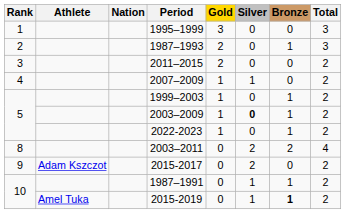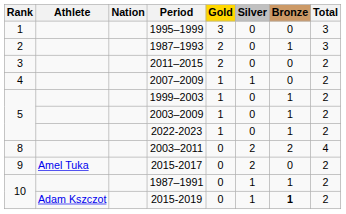(252, 115) bold -> (252, 115) normal
(72, 166) Adam Kszczot -> (63, 166) Amel Tuka
(63, 200) Amel Tuka -> (72, 200) Adam Kszczot
